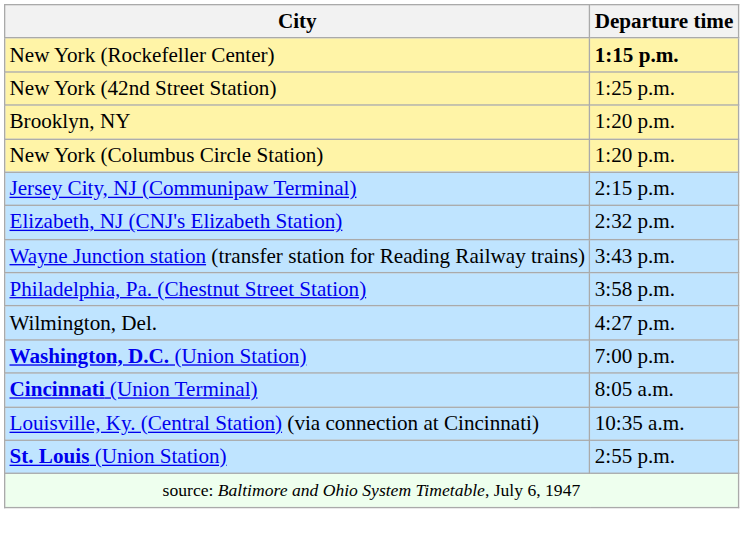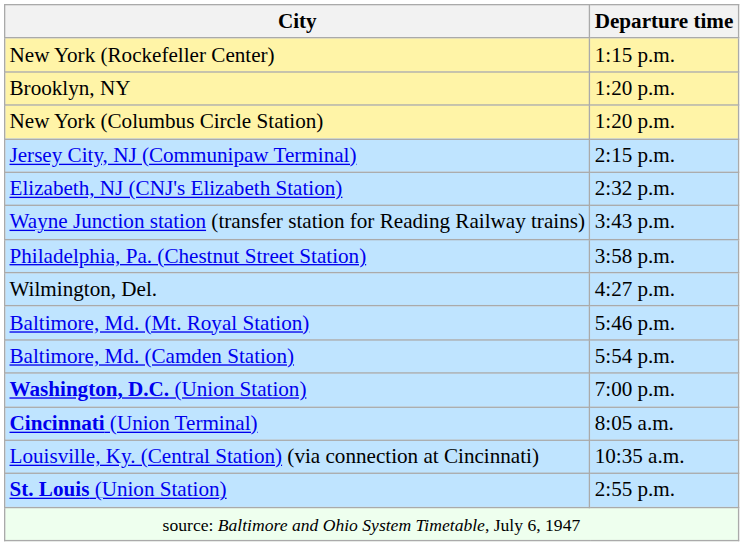(637, 54) bold -> (635, 54) normal
- row: (143, 88)
+ row: (159, 322)
+ row: (152, 356)
